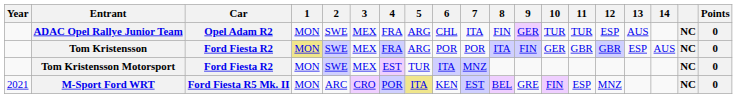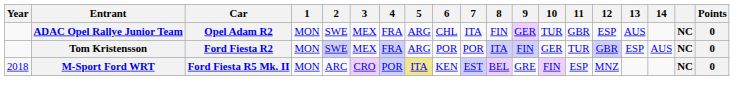(582, 31) TUR -> (579, 31) GBR
(307, 49) khaki background -> (307, 49) no background
(582, 49) GBR -> (579, 49) TUR
- row: (108, 67)
(18, 85) 2021 -> (18, 67) 2018
